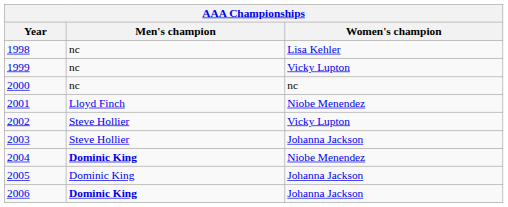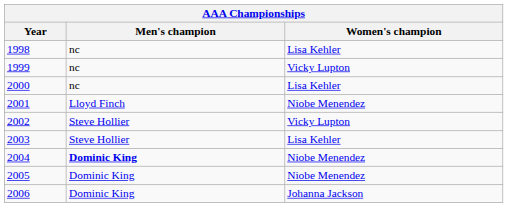(293, 85) nc -> (314, 85) Lisa Kehler
(325, 139) Johanna Jackson -> (314, 139) Lisa Kehler
(325, 175) Johanna Jackson -> (326, 175) Niobe Menendez
(103, 193) bold -> (102, 193) normal
